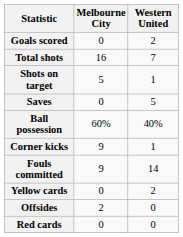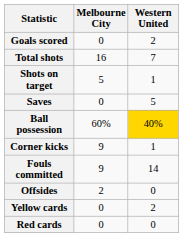(153, 124) no background -> (153, 124) gold background
rows swapped: (39, 207) <-> (39, 191)
